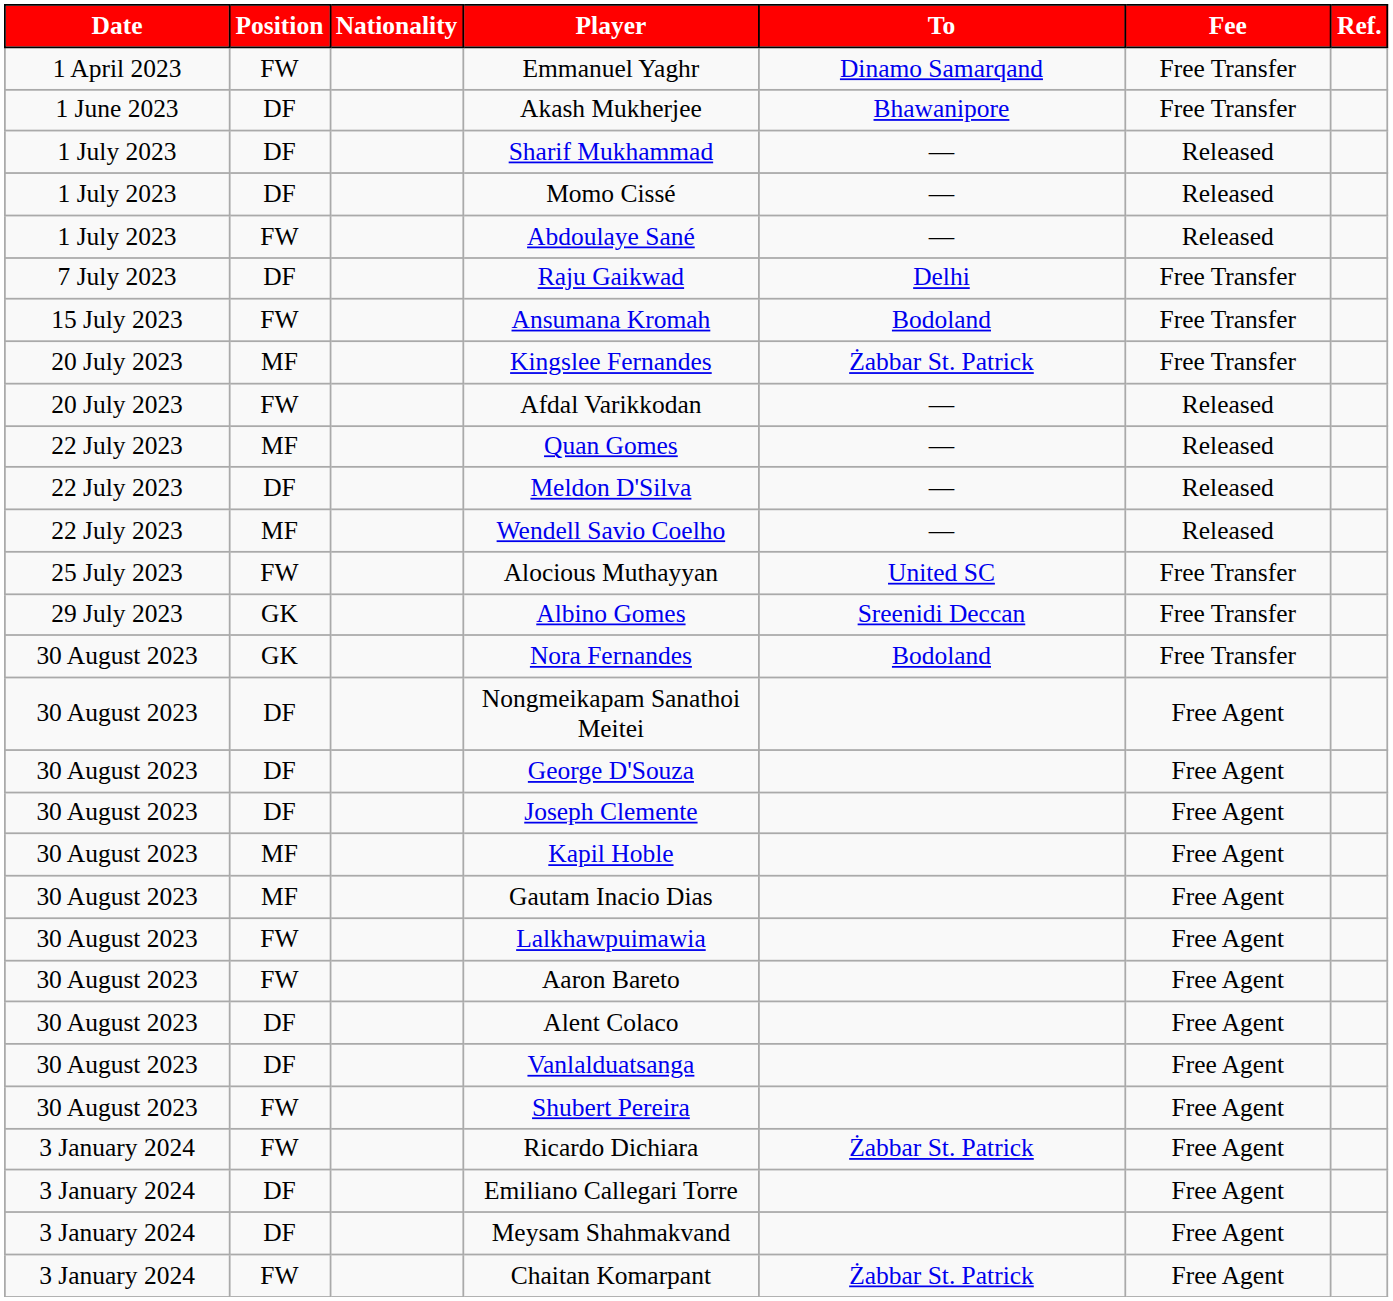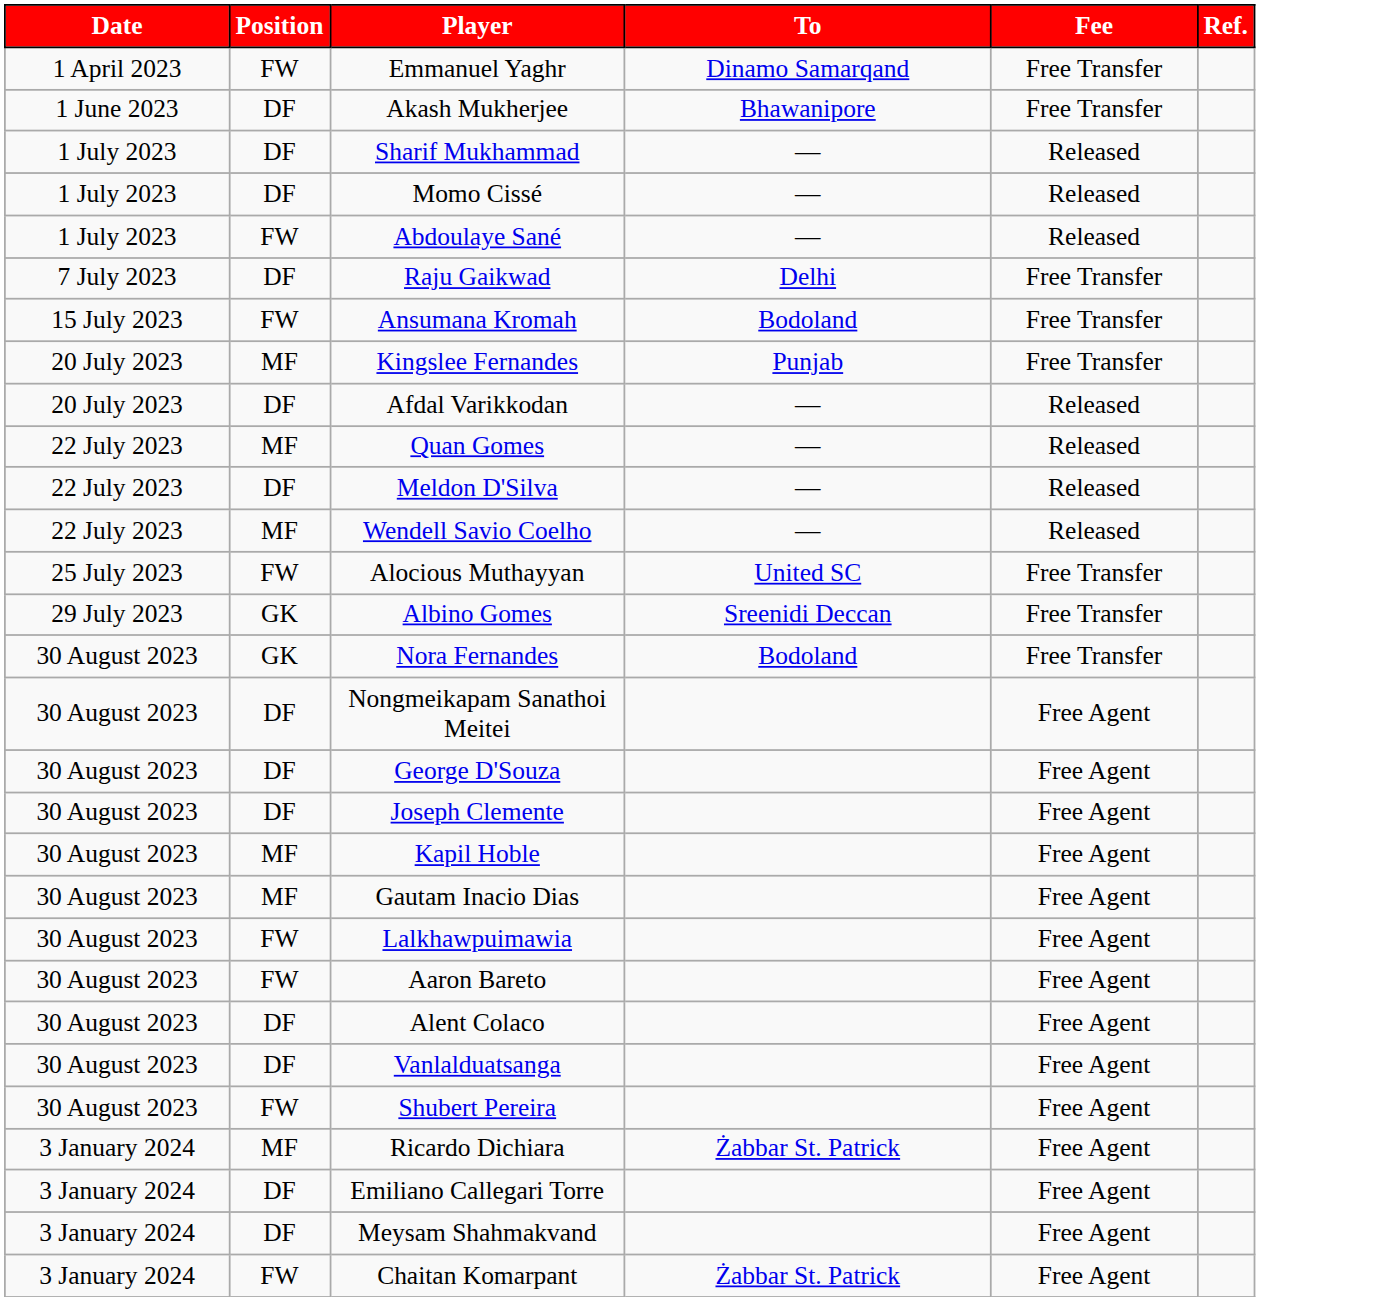- column: (397, 25)
(941, 362) Żabbar St. Patrick -> (808, 362) Punjab
(279, 404) FW -> (279, 404) DF
(279, 1148) FW -> (279, 1148) MF
